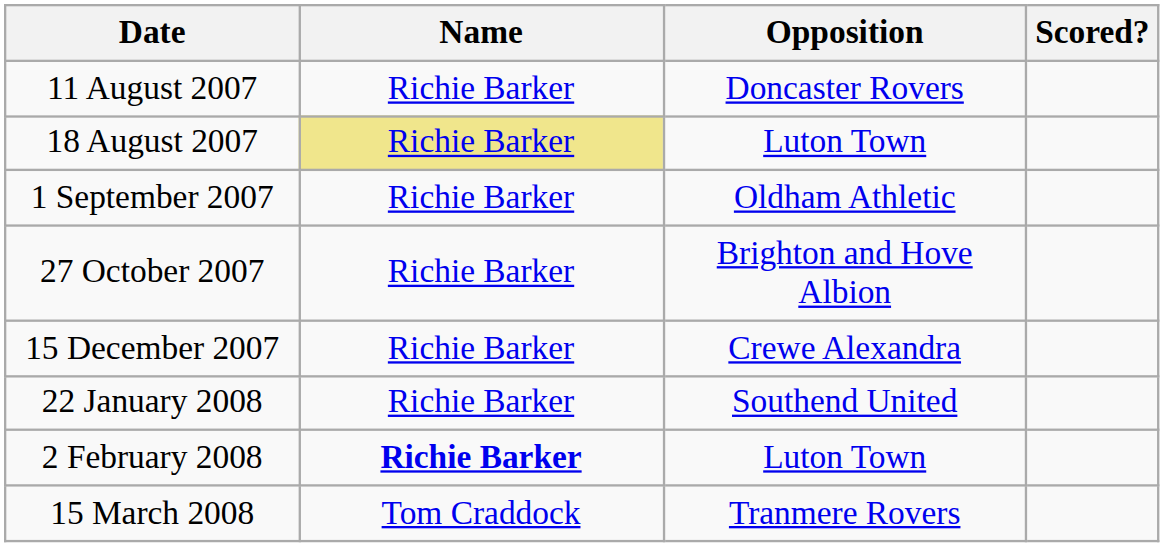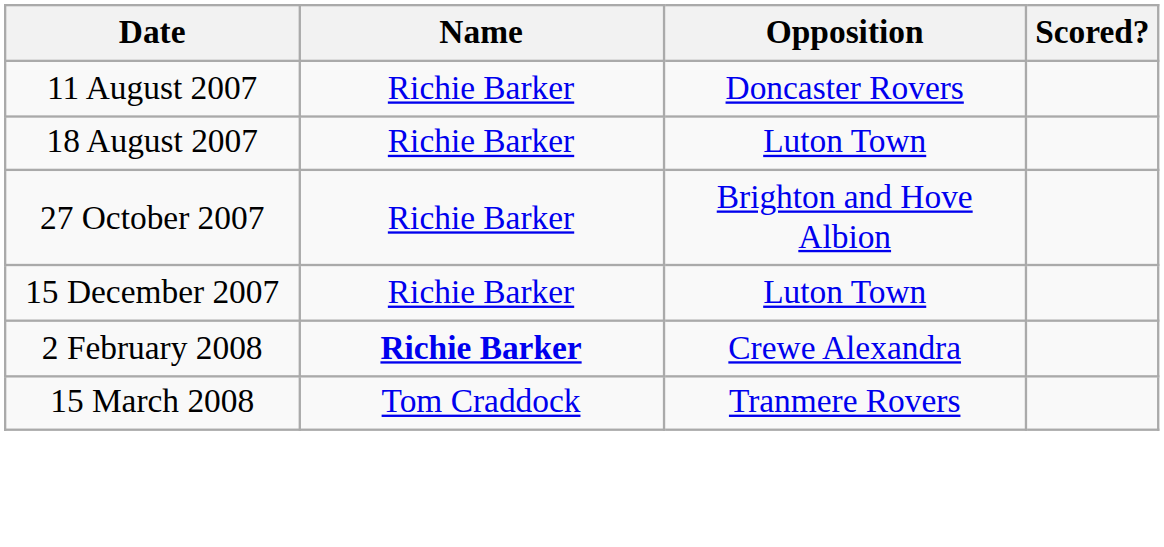(481, 142) khaki background -> (481, 142) no background
- row: (152, 197)
(845, 347) Crewe Alexandra -> (845, 292) Luton Town
- row: (152, 402)
(845, 457) Luton Town -> (845, 347) Crewe Alexandra
